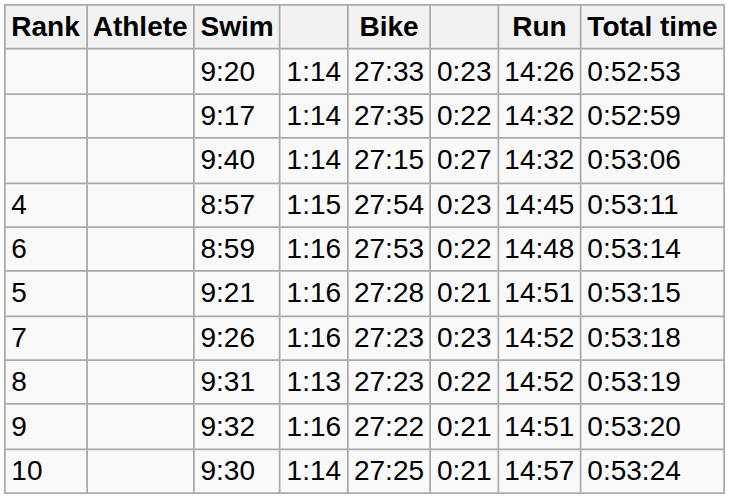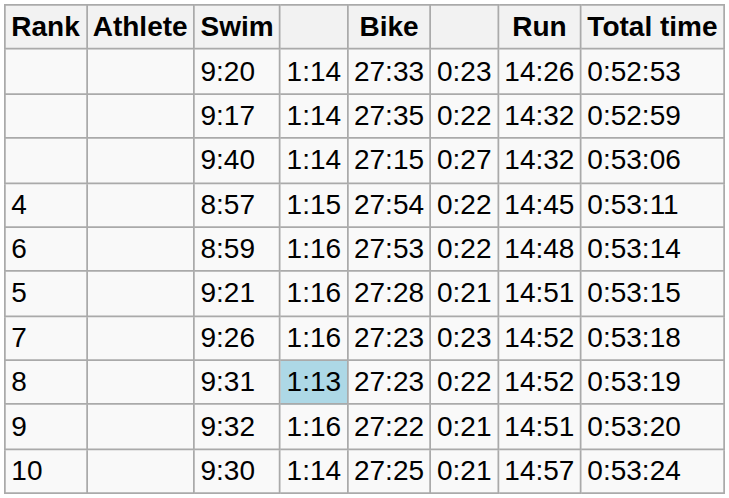(464, 204) 0:23 -> (464, 204) 0:22
(314, 381) no background -> (314, 381) lightblue background
